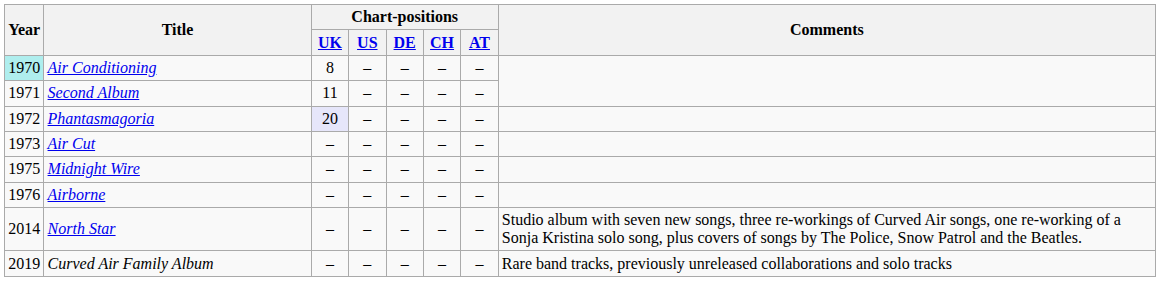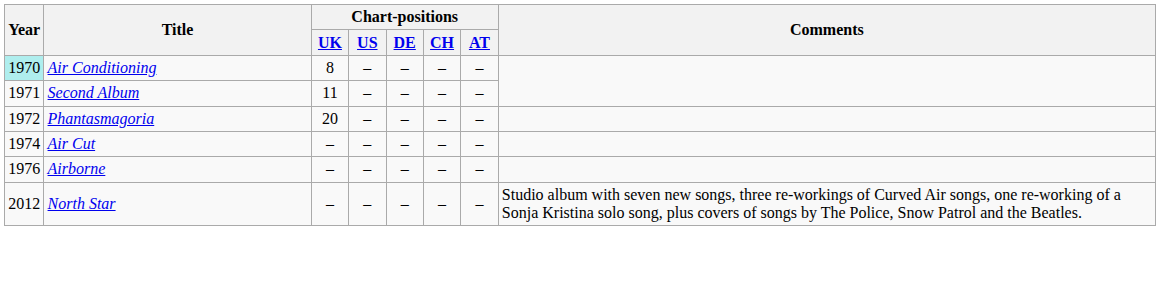(330, 118) lavender background -> (330, 118) no background
(24, 144) 1973 -> (24, 144) 1974
- row: (94, 169)
(24, 229) 2014 -> (24, 203) 2012
- row: (131, 263)
